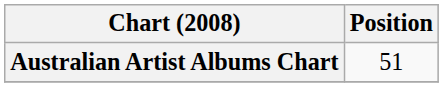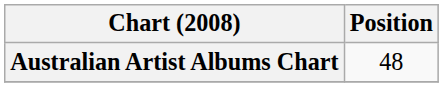(391, 61) 51 -> (391, 61) 48
